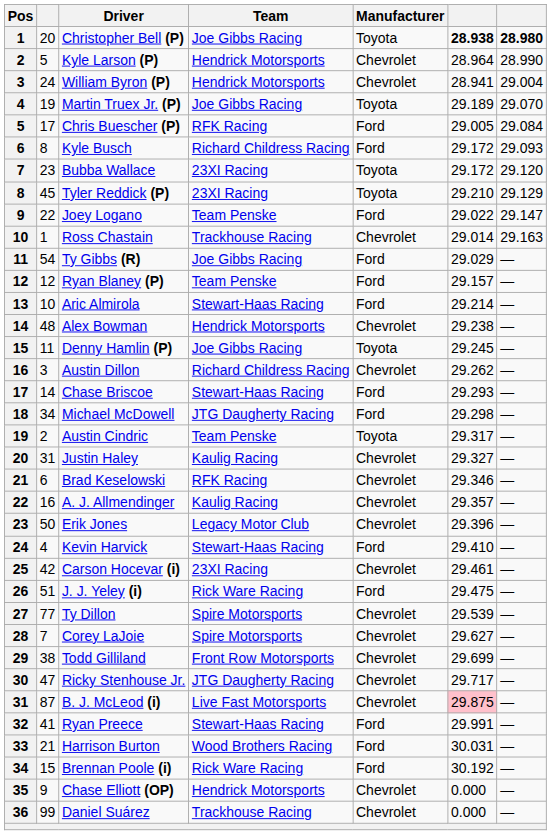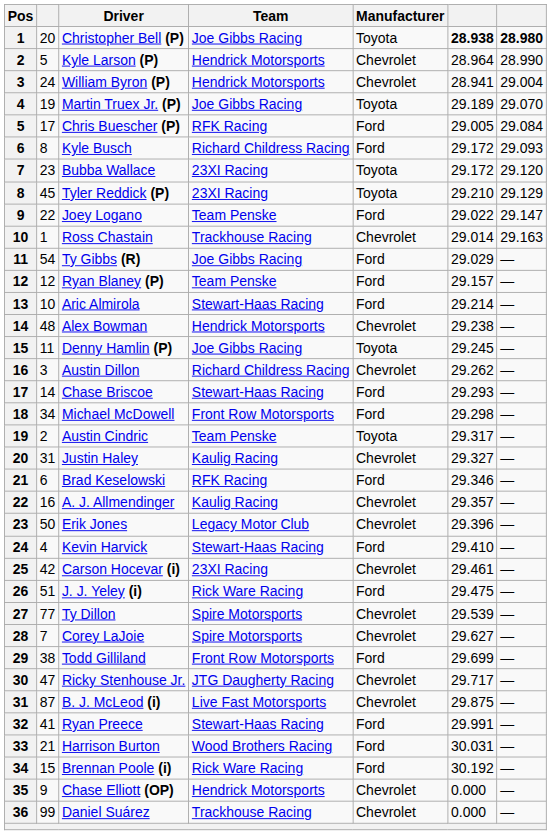(263, 414) JTG Daugherty Racing -> (263, 414) Front Row Motorsports
(386, 481) Chevrolet -> (370, 481) Ford
(386, 658) Chevrolet -> (370, 658) Ford
(472, 702) pink background -> (472, 702) no background
